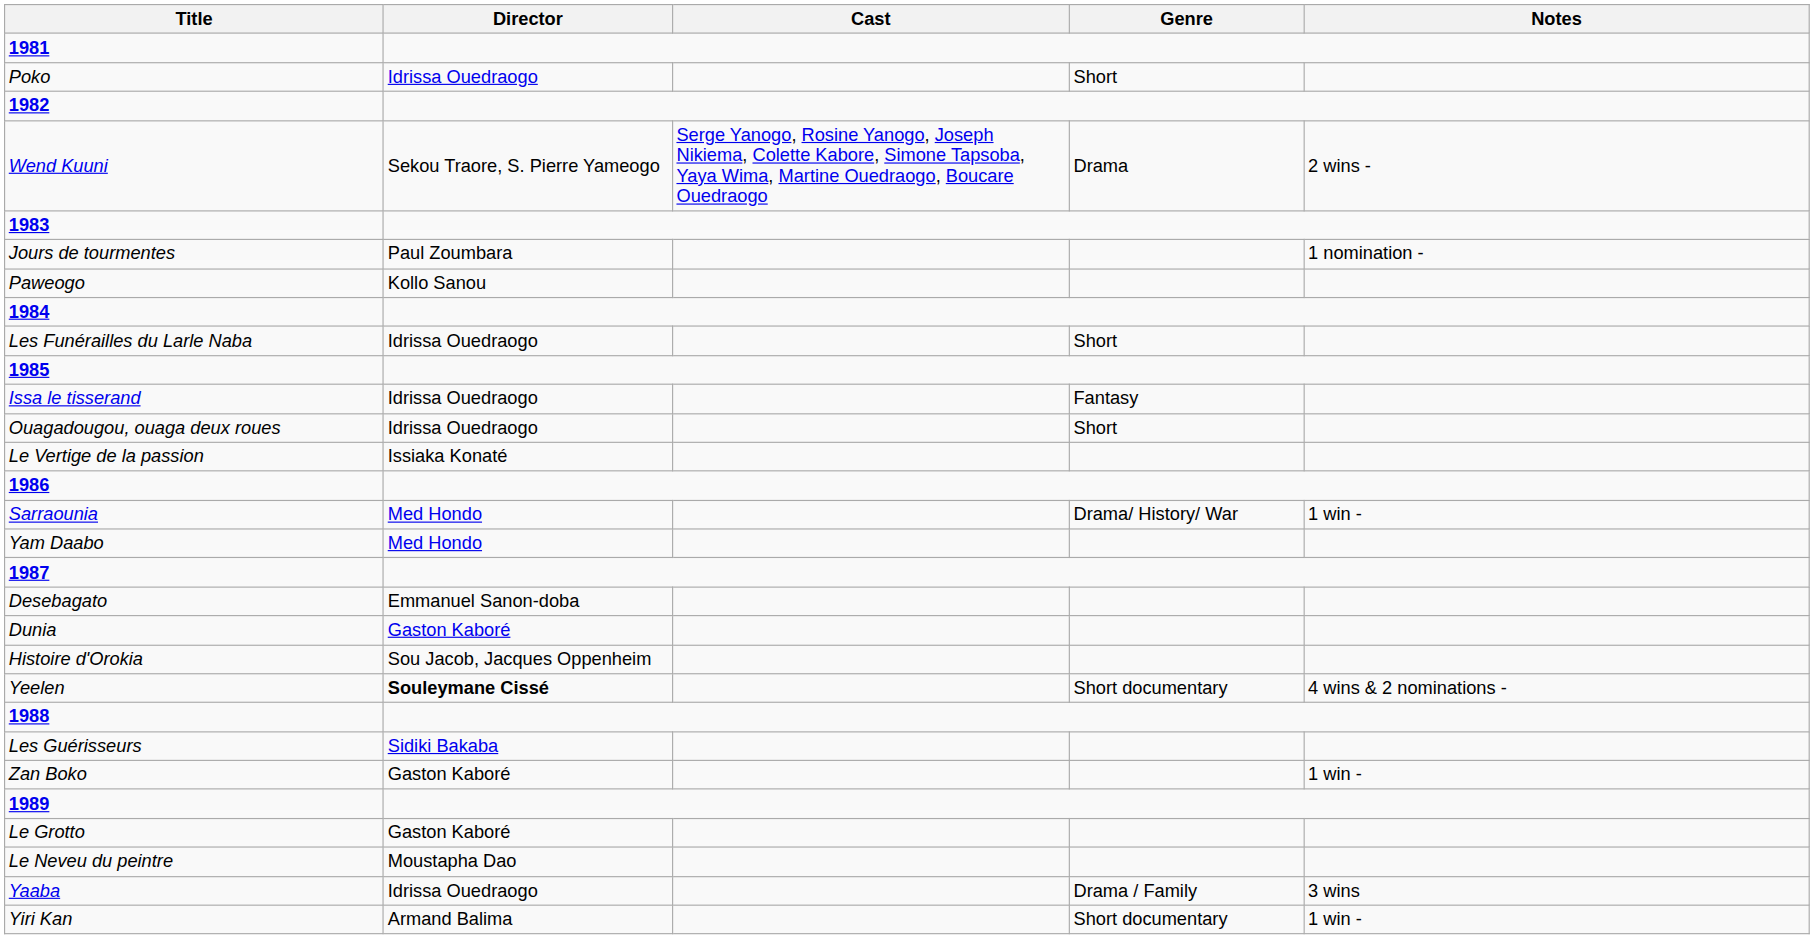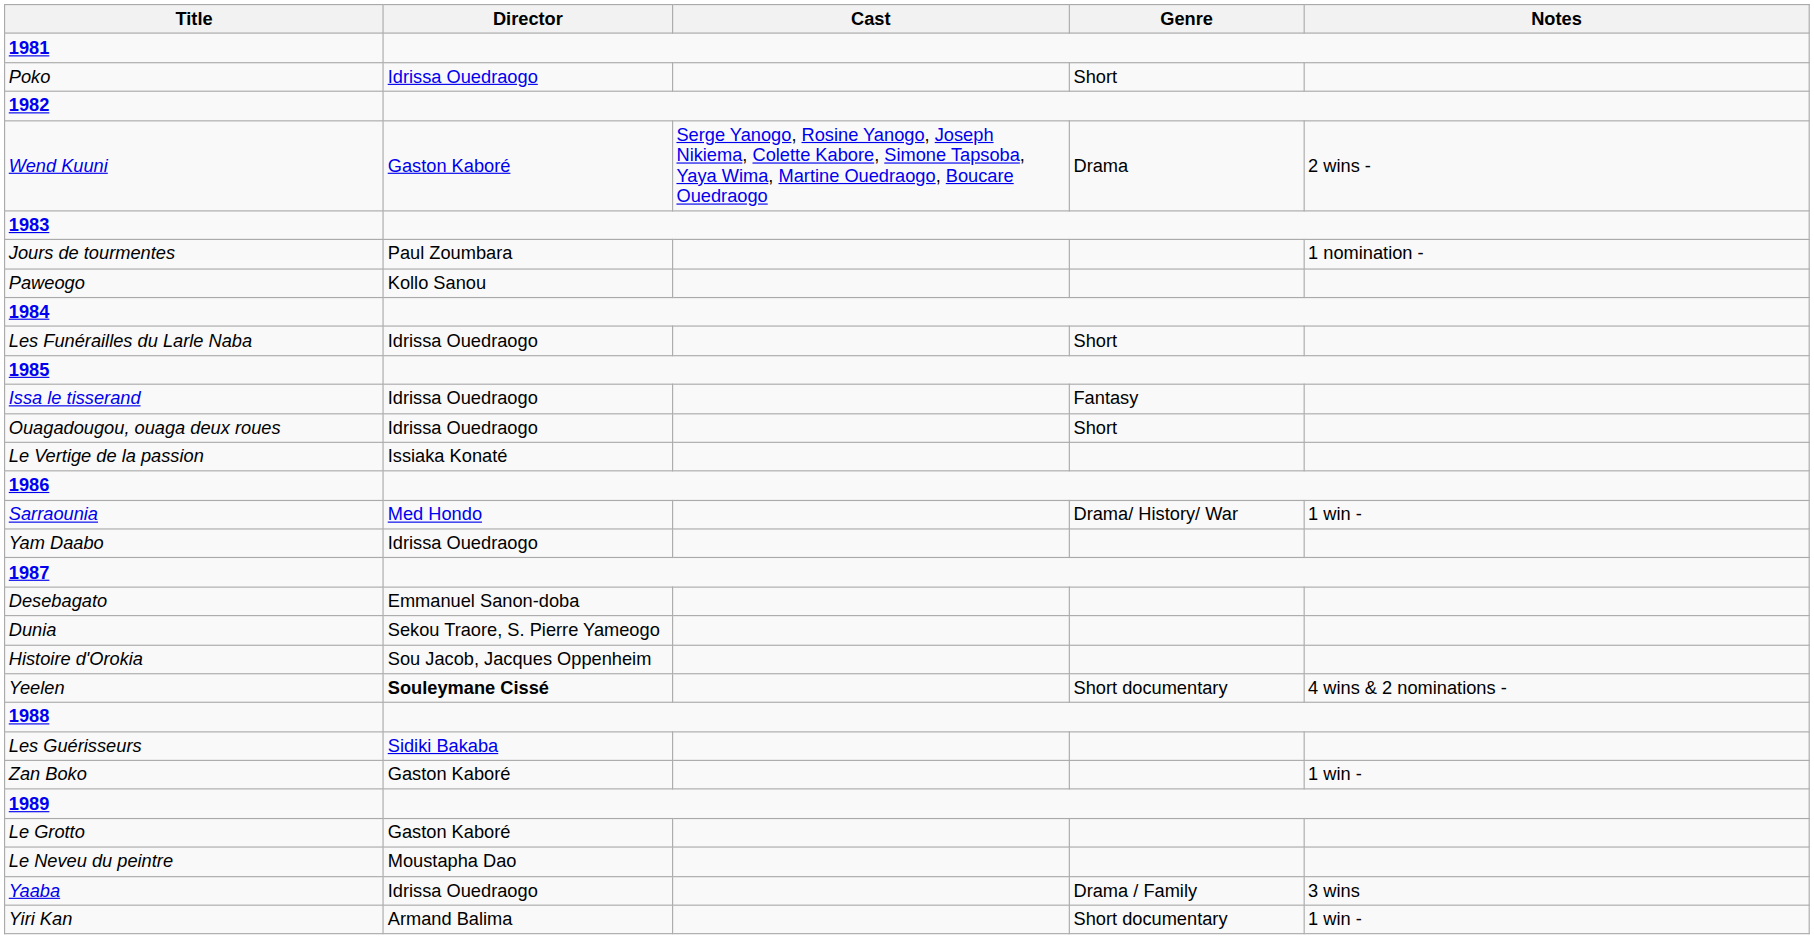(524, 165) Sekou Traore, S. Pierre Yameogo -> (449, 165) Gaston Kaboré
(435, 543) Med Hondo -> (463, 543) Idrissa Ouedraogo
(449, 630) Gaston Kaboré -> (524, 630) Sekou Traore, S. Pierre Yameogo
